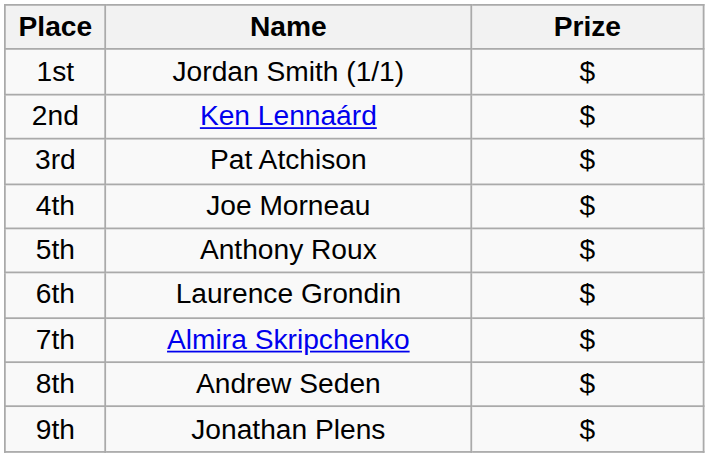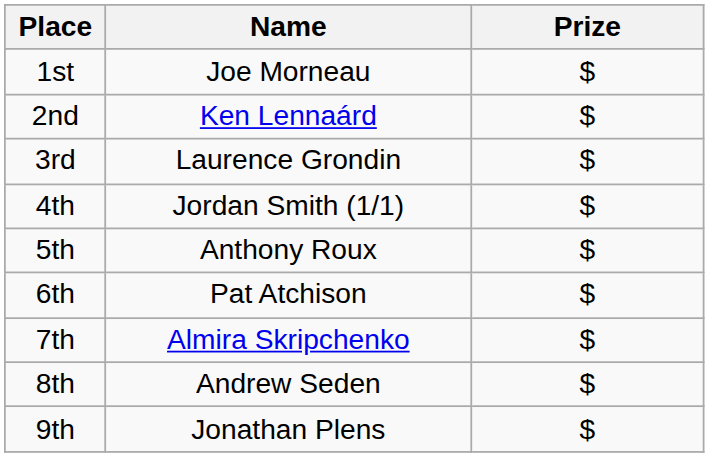(288, 71) Jordan Smith (1/1) -> (288, 71) Joe Morneau
(288, 160) Pat Atchison -> (288, 160) Laurence Grondin
(288, 205) Joe Morneau -> (288, 205) Jordan Smith (1/1)
(288, 294) Laurence Grondin -> (288, 294) Pat Atchison
